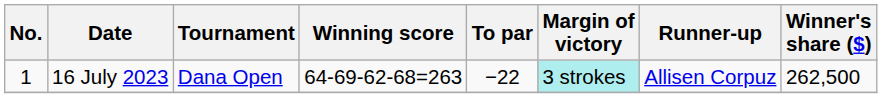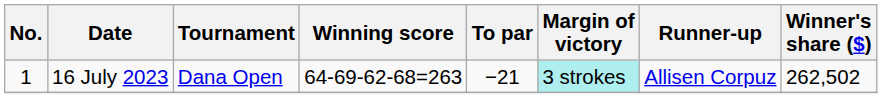(502, 77) −22 -> (502, 77) −21
(823, 77) 262,500 -> (823, 77) 262,502
